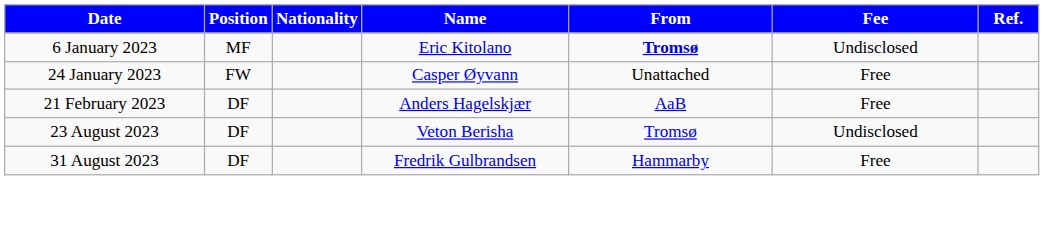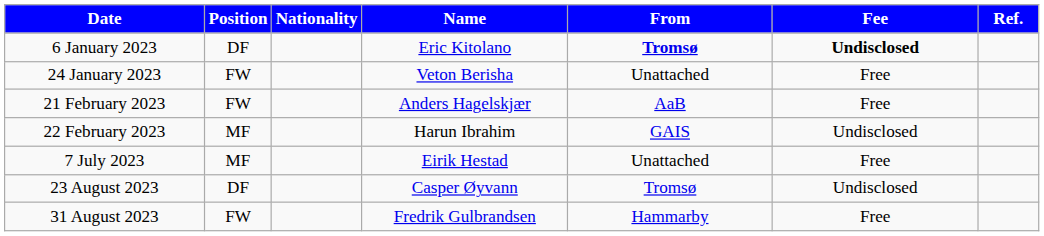(238, 47) MF -> (238, 47) DF
(875, 47) normal -> (875, 47) bold
(465, 75) Casper Øyvann -> (465, 75) Veton Berisha
(238, 103) DF -> (238, 103) FW
+ row: (104, 132)
+ row: (104, 160)
(465, 132) Veton Berisha -> (465, 188) Casper Øyvann
(238, 160) DF -> (238, 216) FW
